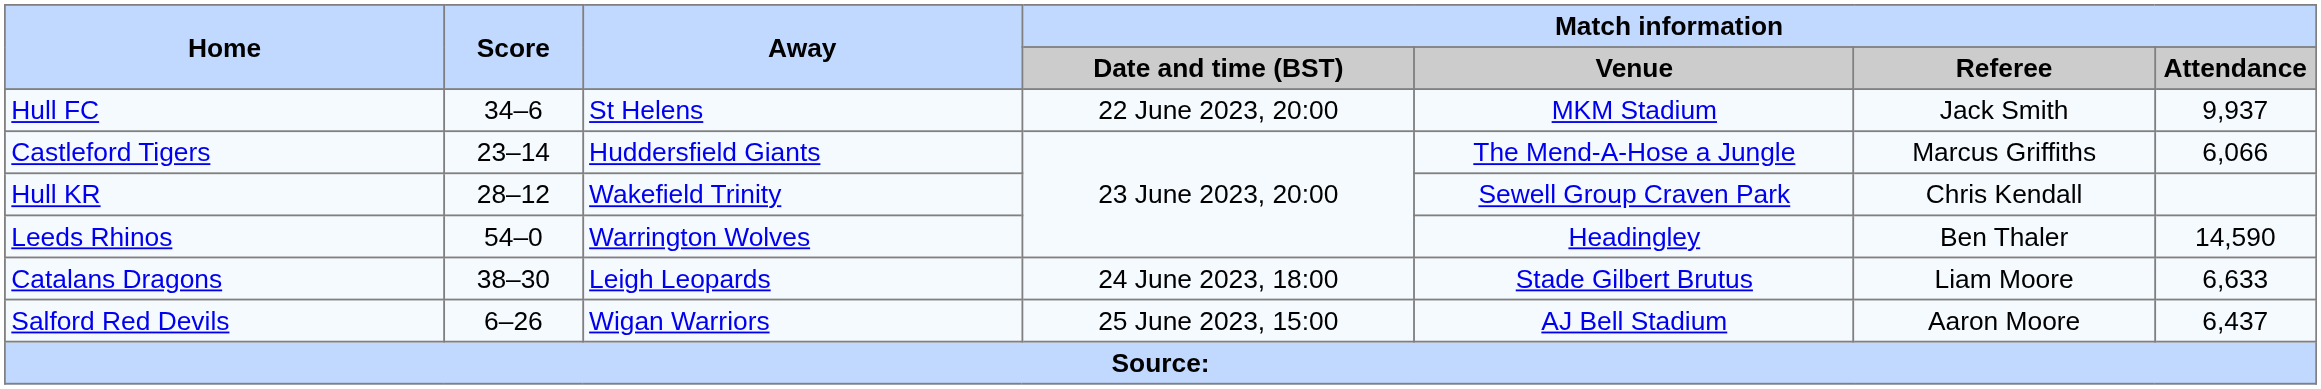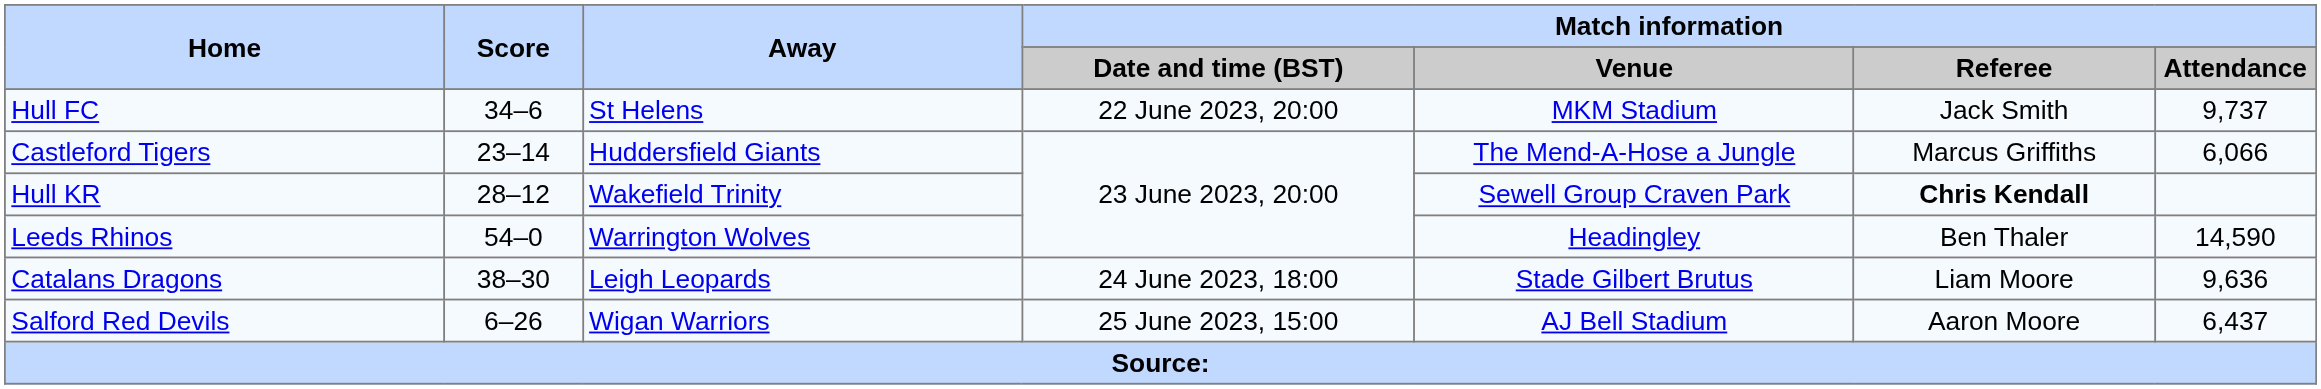(2235, 110) 9,937 -> (2235, 110) 9,737
(2004, 194) normal -> (2004, 194) bold
(2235, 279) 6,633 -> (2235, 279) 9,636
